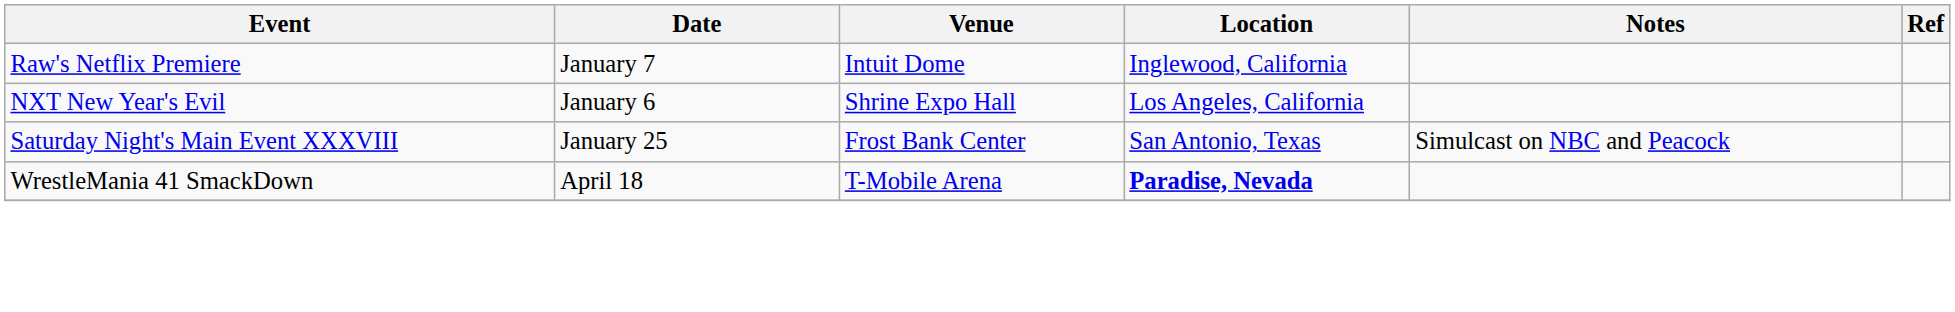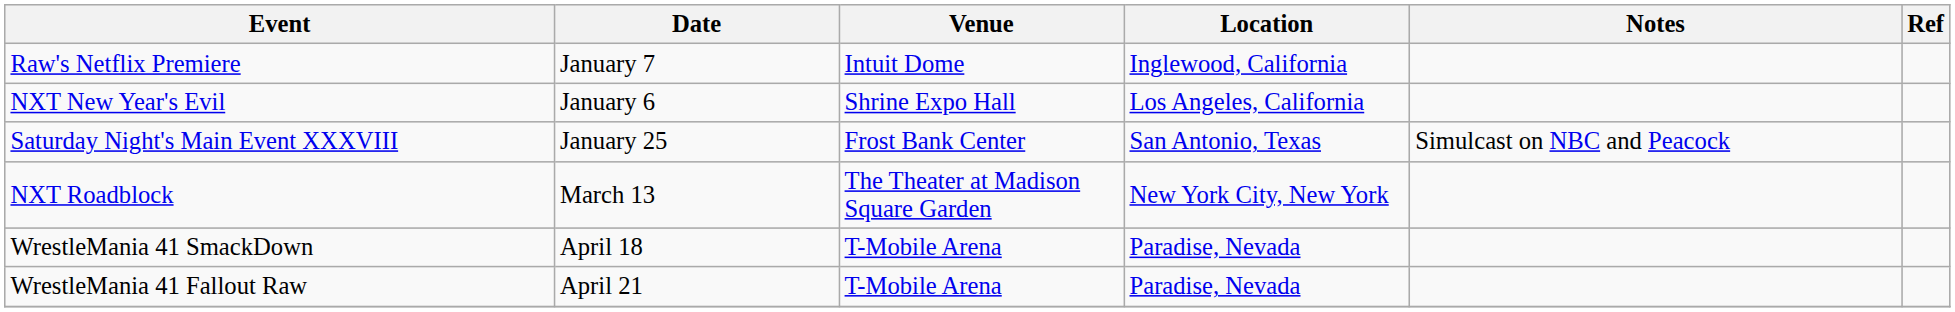+ row: (92, 194)
(1221, 180) bold -> (1215, 247) normal
+ row: (159, 286)
